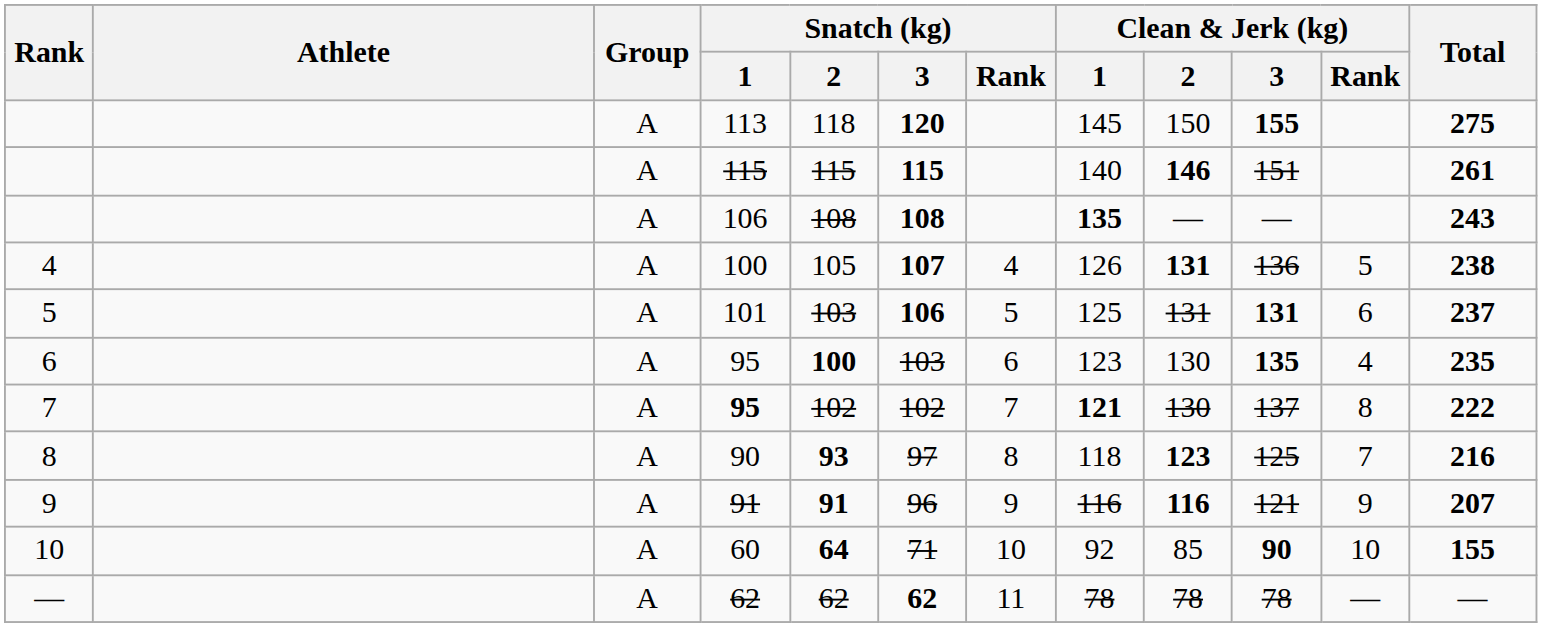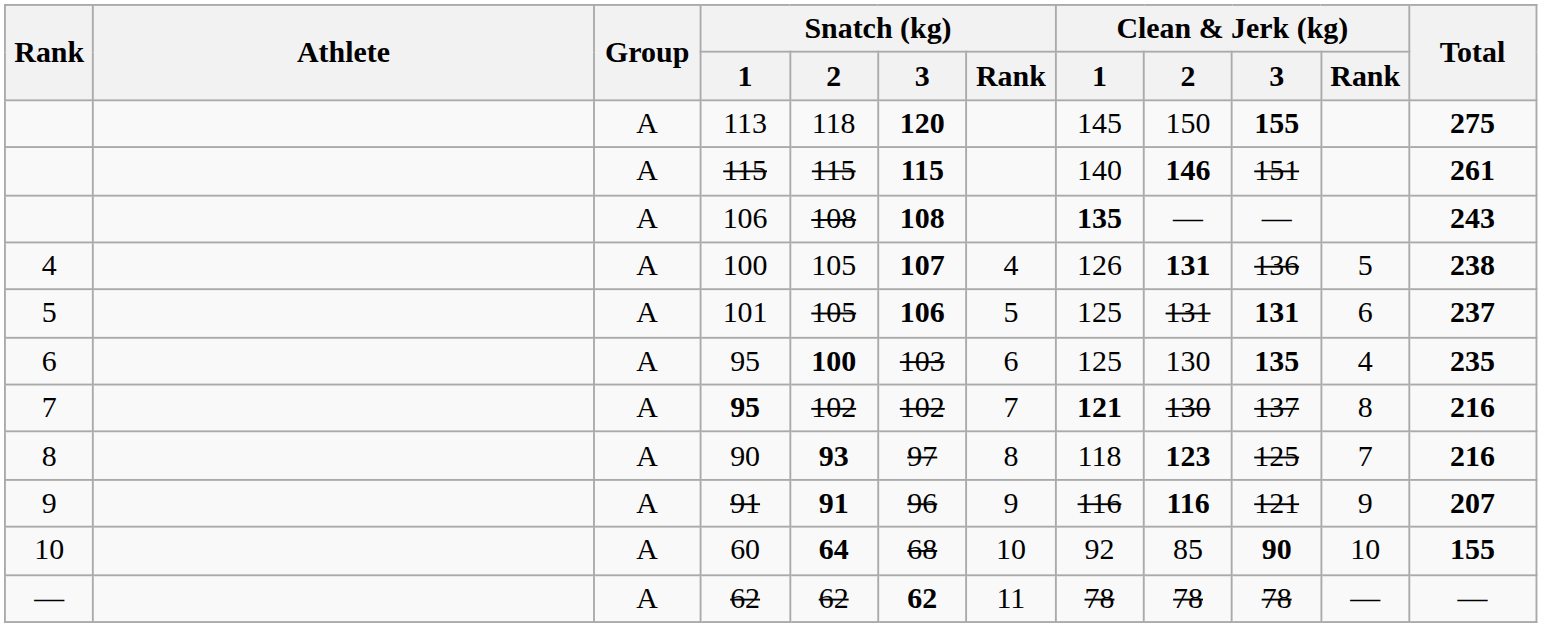(834, 312) 103 -> (834, 312) 105
(1099, 360) 123 -> (1099, 360) 125
(1473, 407) 222 -> (1473, 407) 216
(922, 550) 71 -> (922, 550) 68
